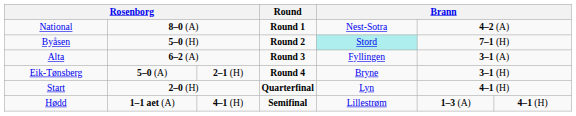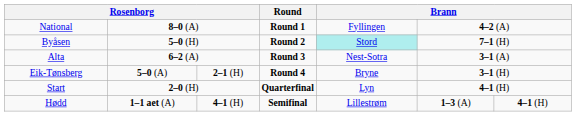(367, 27) Nest-Sotra -> (367, 27) Fyllingen
(367, 57) Fyllingen -> (367, 57) Nest-Sotra
